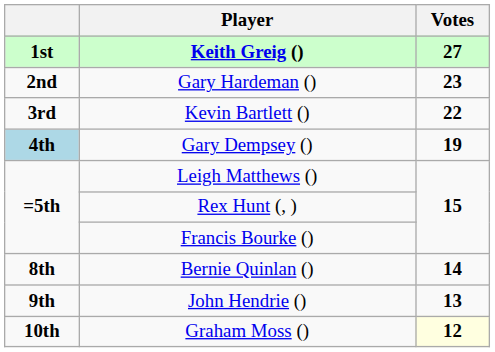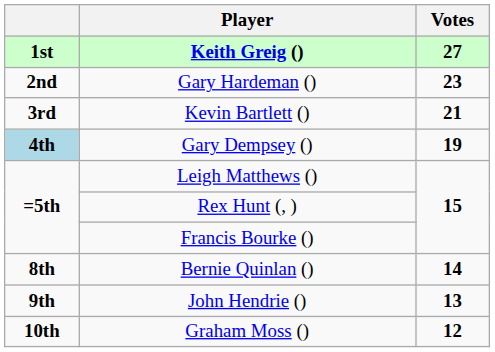(453, 113) 22 -> (453, 113) 21
(453, 331) lightyellow background -> (453, 331) no background
